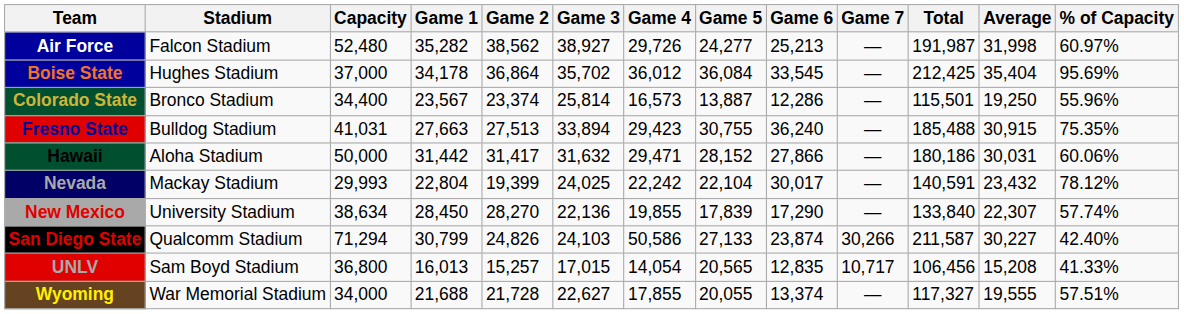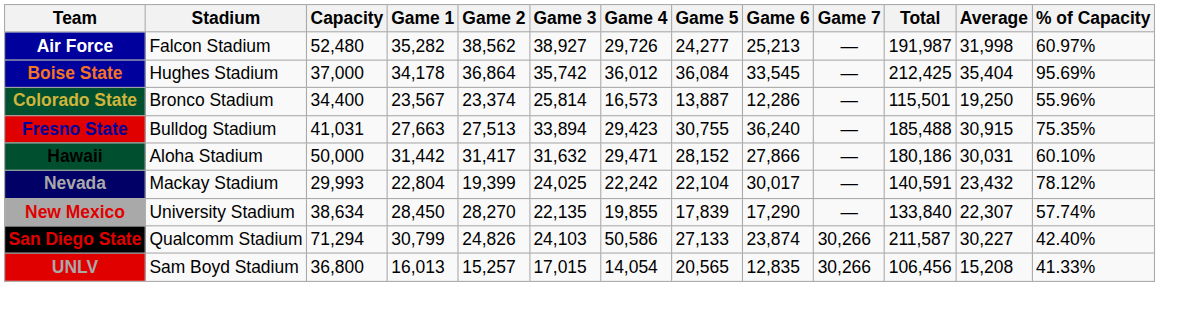(584, 73) 35,702 -> (560, 73) 35,742
(1089, 156) 60.06% -> (1066, 156) 60.10%
(584, 211) 22,136 -> (560, 211) 22,135
(868, 267) 10,717 -> (844, 267) 30,266
- row: (75, 294)
